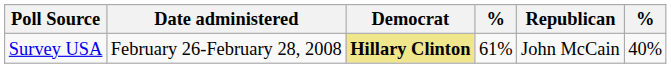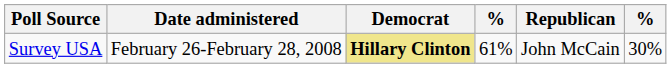(645, 48) 40% -> (645, 48) 30%
